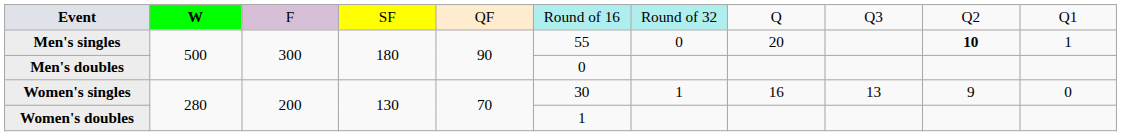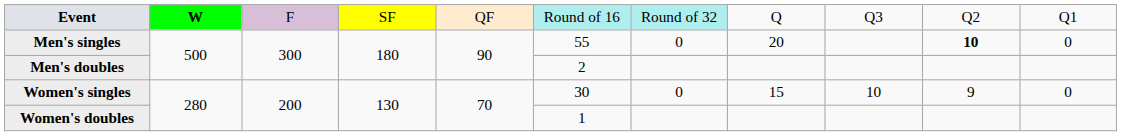(1068, 42) 1 -> (1068, 42) 0
(582, 67) 0 -> (582, 67) 2
(679, 93) 1 -> (679, 93) 0
(776, 93) 16 -> (776, 93) 15
(874, 93) 13 -> (874, 93) 10
